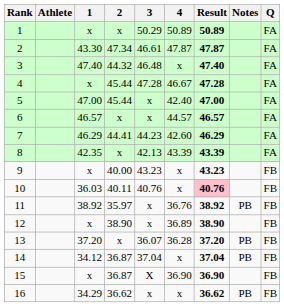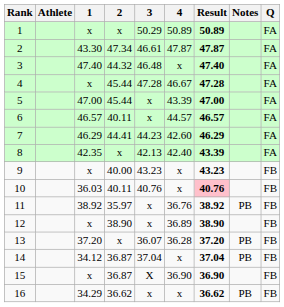(179, 100) 42.40 -> (179, 100) 43.39
(120, 118) x -> (120, 118) 40.11
(179, 153) 43.39 -> (179, 153) 42.40
